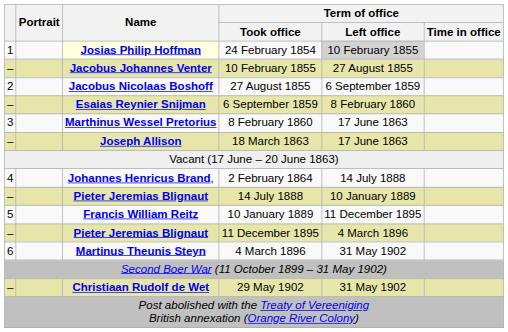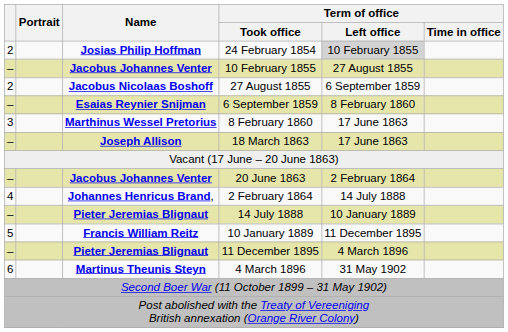(10, 50) 1 -> (10, 50) 2
(141, 50) lightyellow background -> (141, 50) no background
+ row: (270, 178)
- row: (270, 287)
